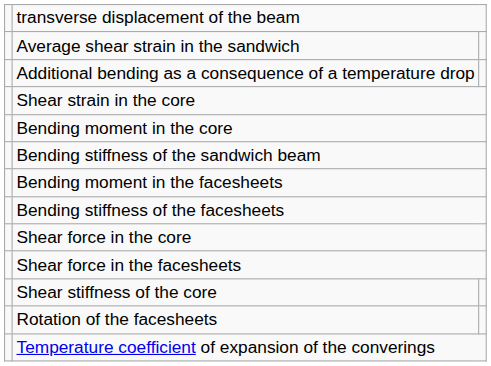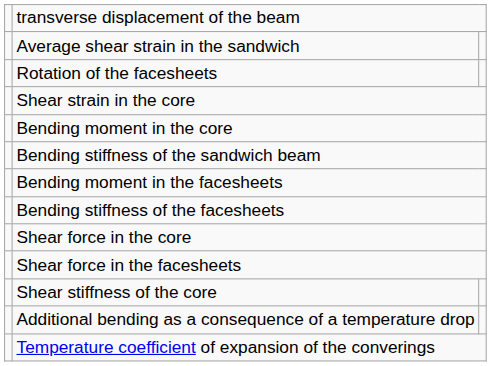rows swapped: (117, 319) <-> (246, 73)
